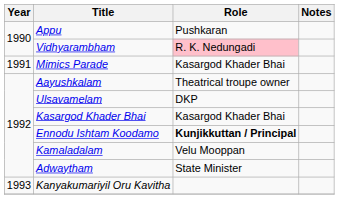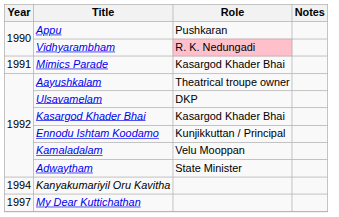(236, 133) bold -> (230, 133) normal
(19, 185) 1993 -> (19, 185) 1994
+ row: (88, 202)
